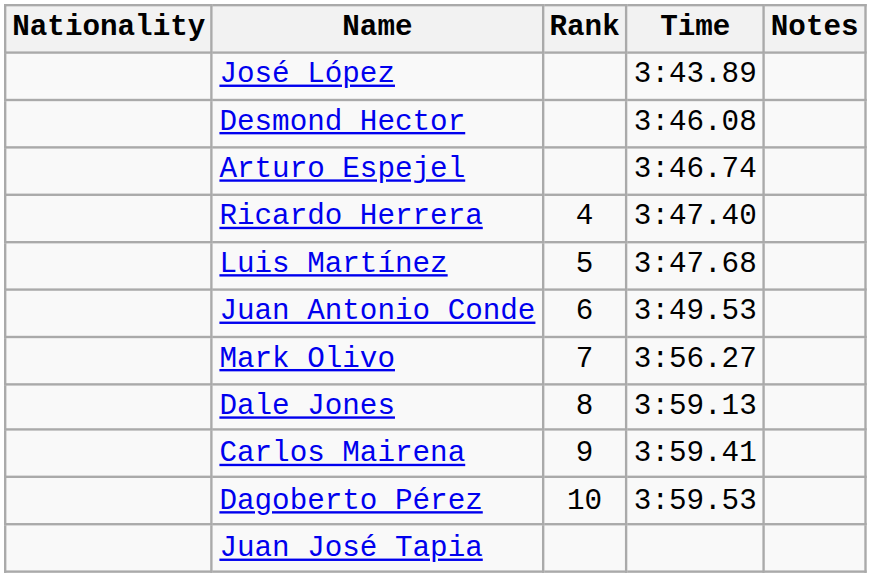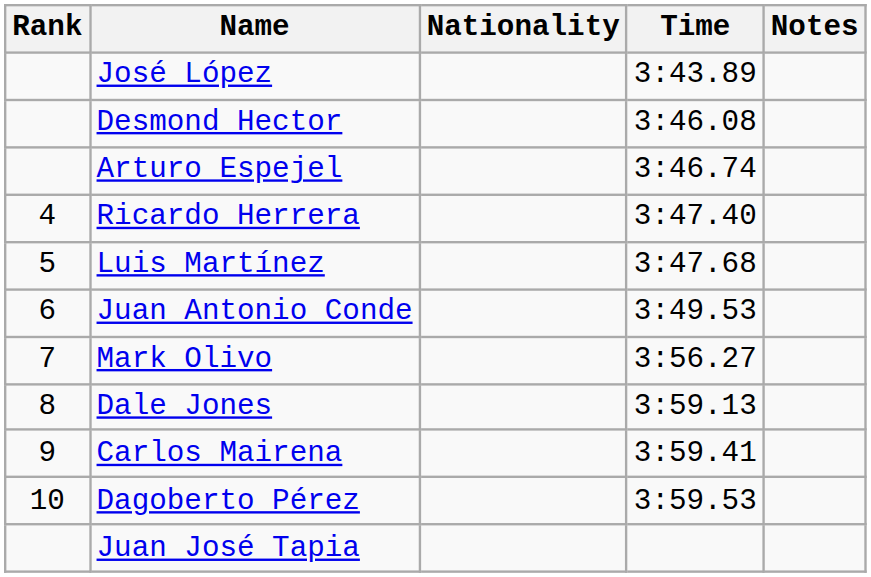columns swapped: (585, 29) <-> (109, 29)
